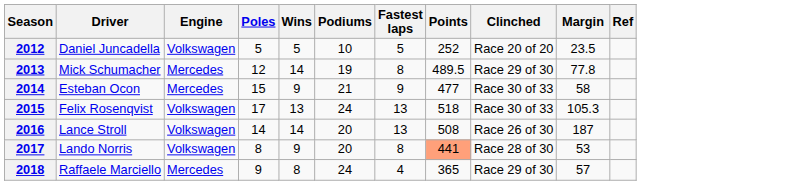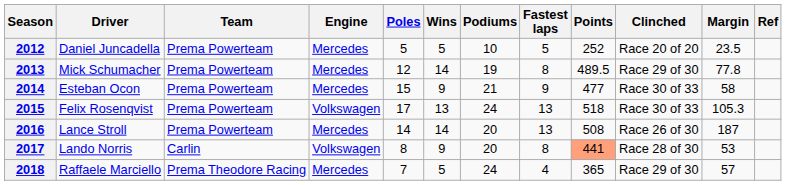+ column: (237, 21)
(201, 48) Volkswagen -> (340, 48) Mercedes
(201, 129) Volkswagen -> (340, 129) Mercedes
(258, 169) 9 -> (403, 169) 7
(297, 169) 8 -> (442, 169) 5
